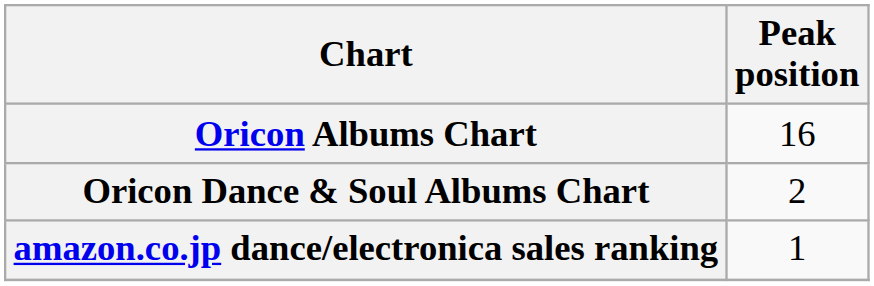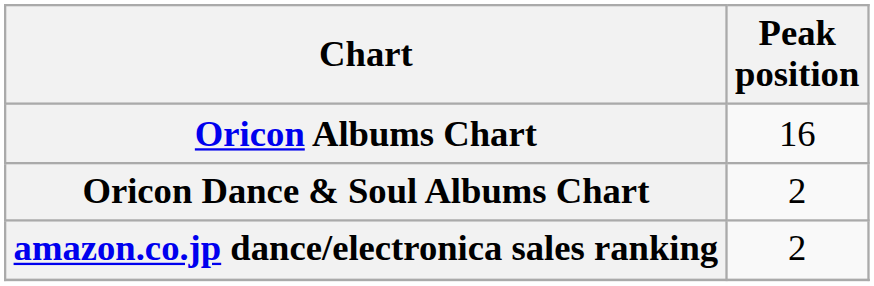(797, 249) 1 -> (797, 249) 2
